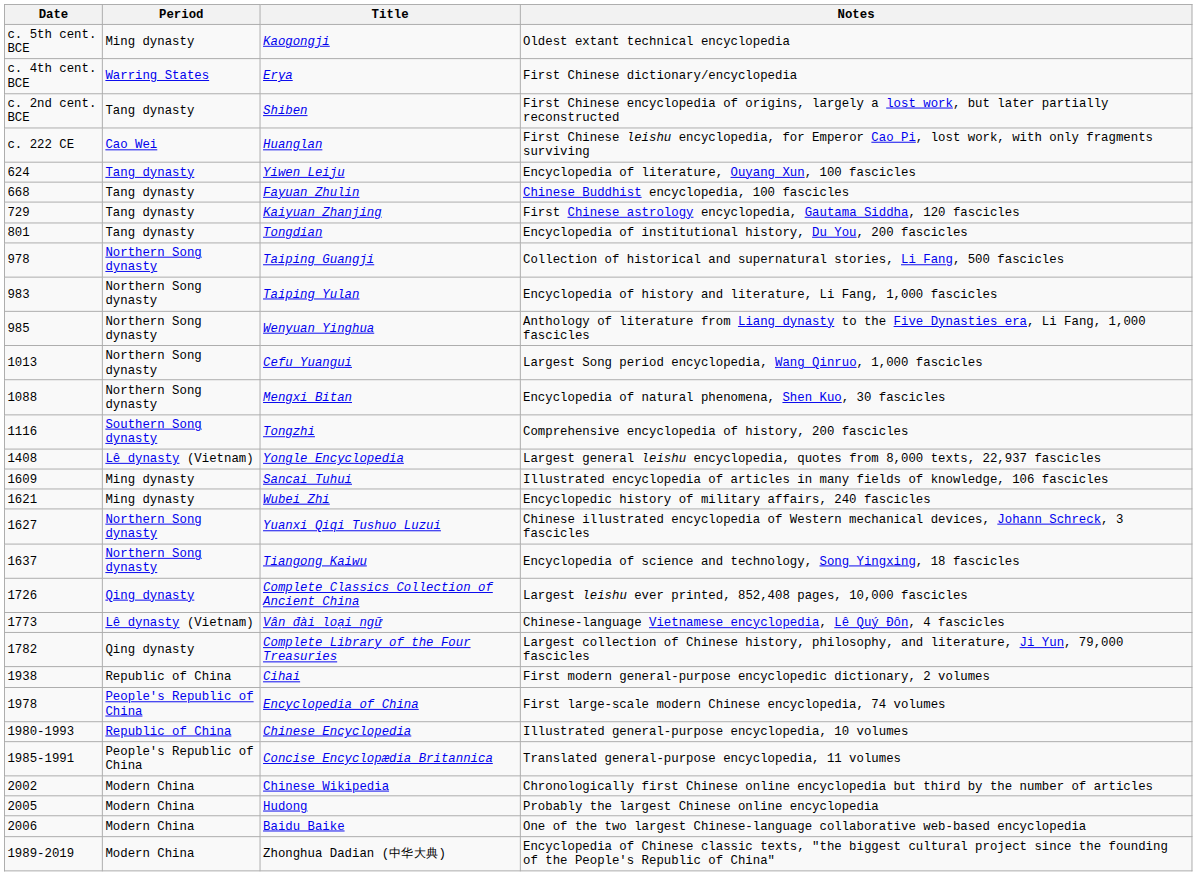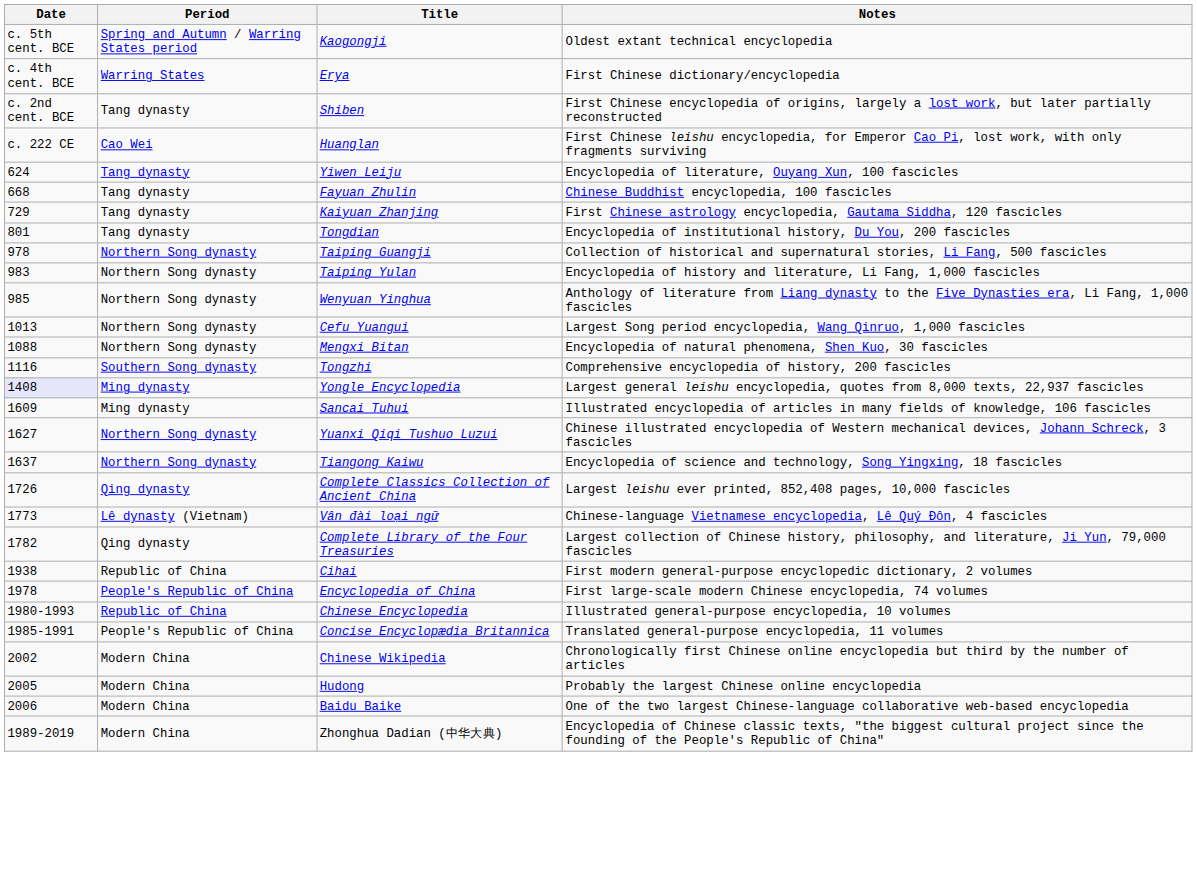(150, 42) Ming dynasty -> (201, 42) Spring and Autumn / Warring States period
(22, 459) no background -> (22, 388) lavender background
(180, 459) Lê dynasty (Vietnam) -> (145, 388) Ming dynasty
- row: (296, 499)
